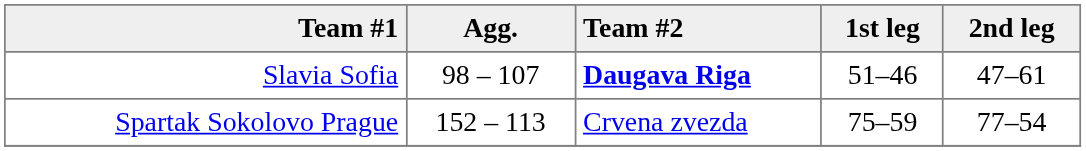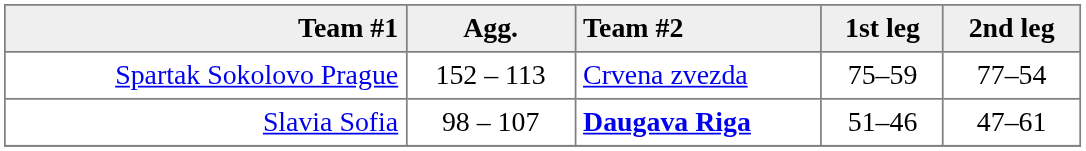rows swapped: (331, 74) <-> (257, 121)
